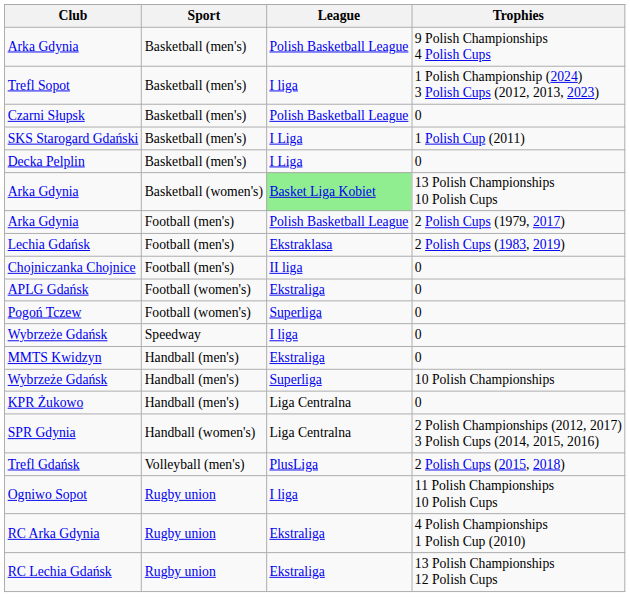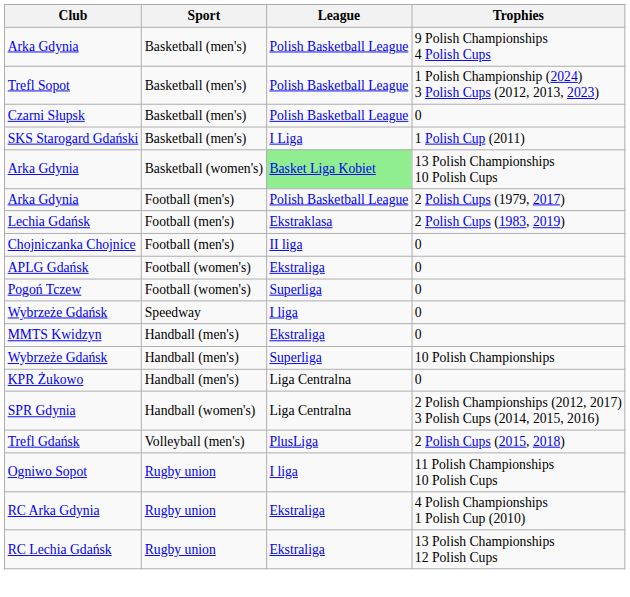(284, 85) I liga -> (339, 85) Polish Basketball League
- row: (46, 161)
